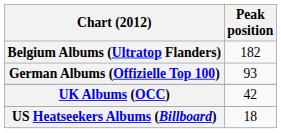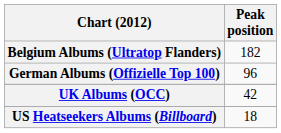(250, 73) 93 -> (250, 73) 96
